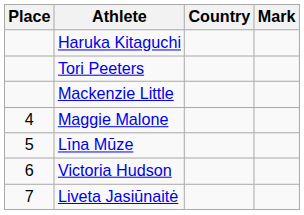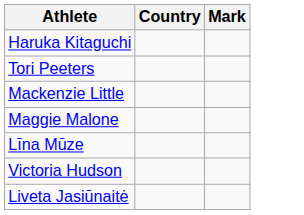- column: (29, 17)
